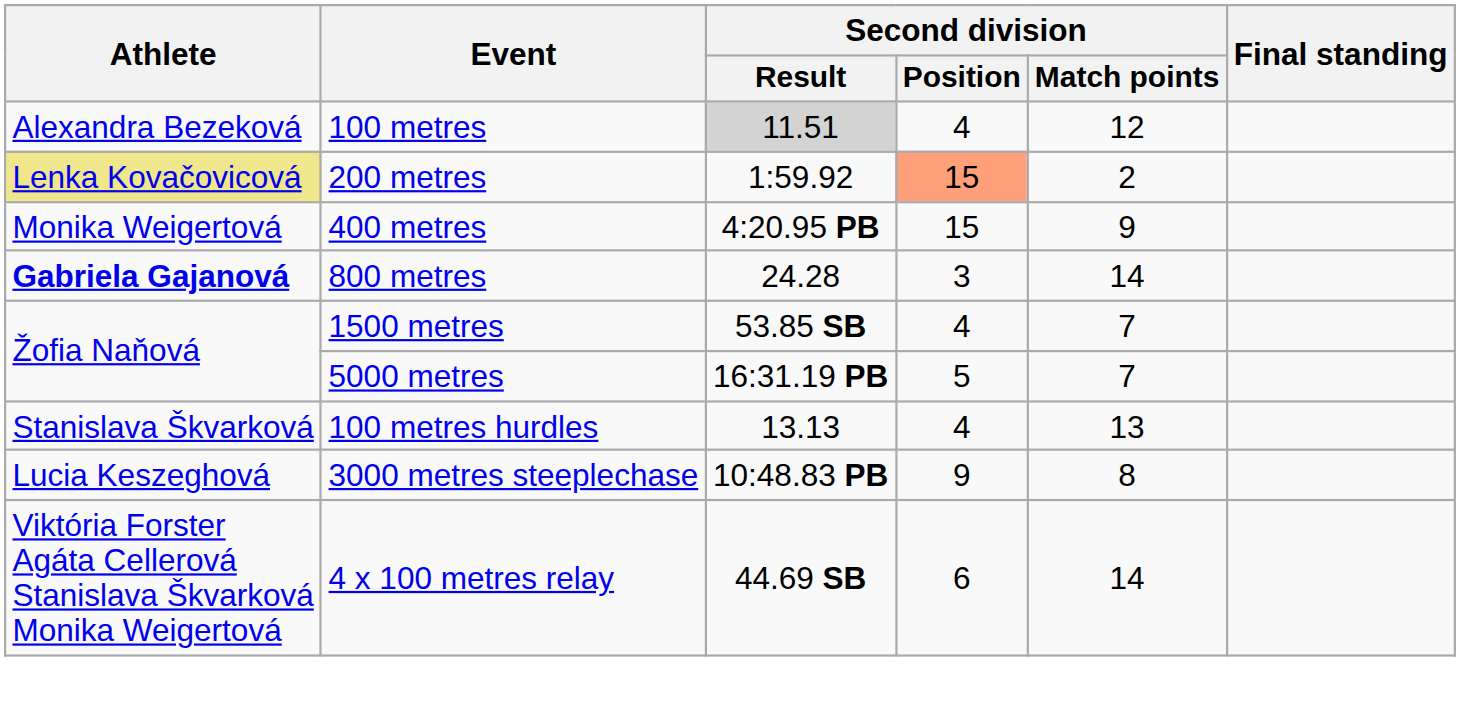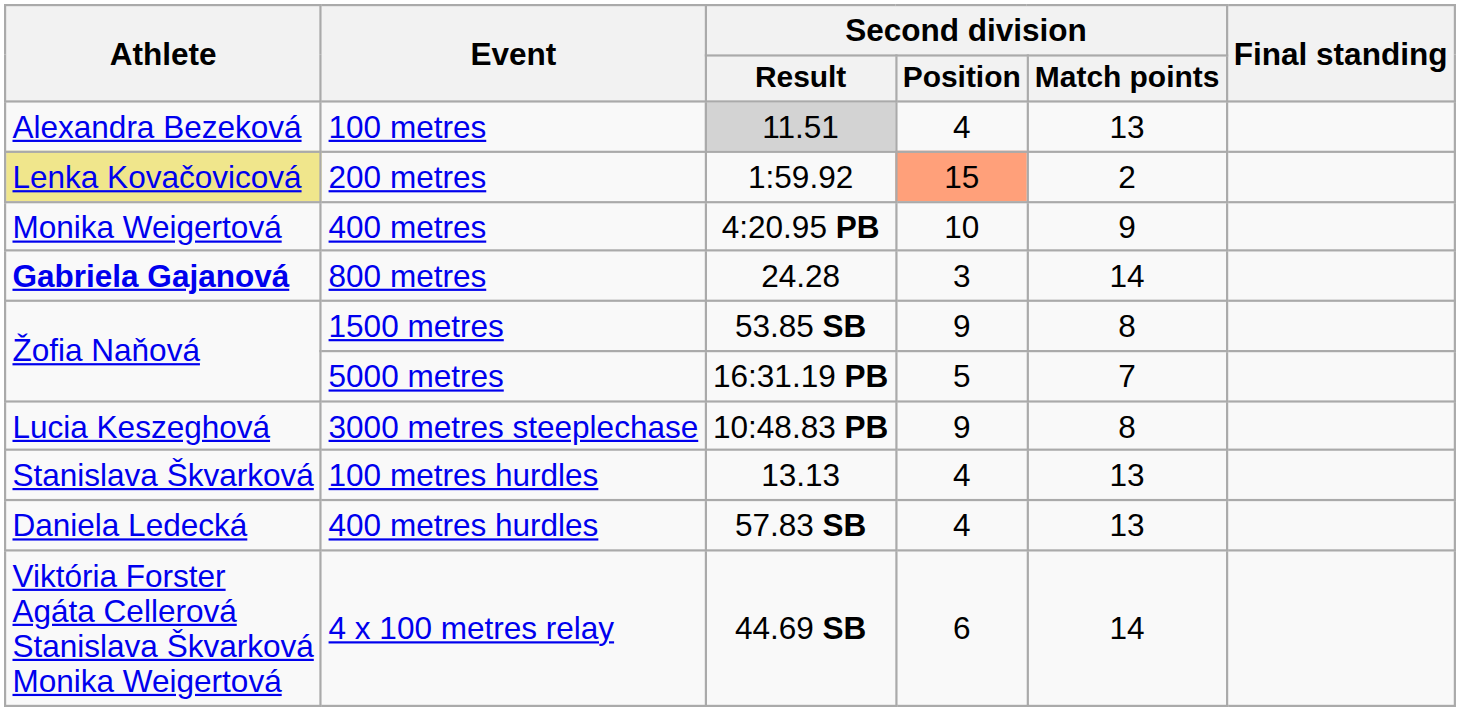(1127, 127) 12 -> (1127, 127) 13
(962, 227) 15 -> (962, 227) 10
(962, 327) 4 -> (962, 327) 9
(1127, 327) 7 -> (1127, 327) 8
rows swapped: (513, 476) <-> (463, 426)
+ row: (463, 526)
